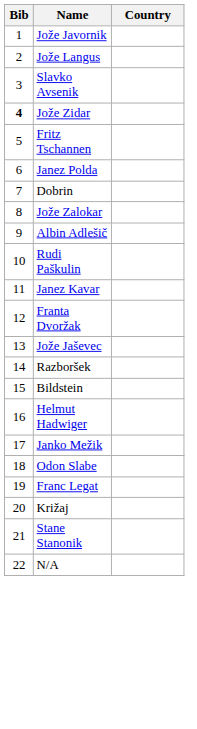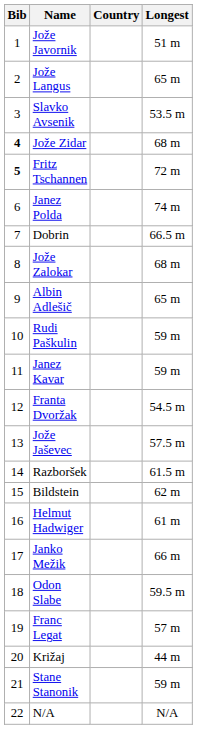+ column: (167, 14)
(19, 141) normal -> (17, 171) bold
